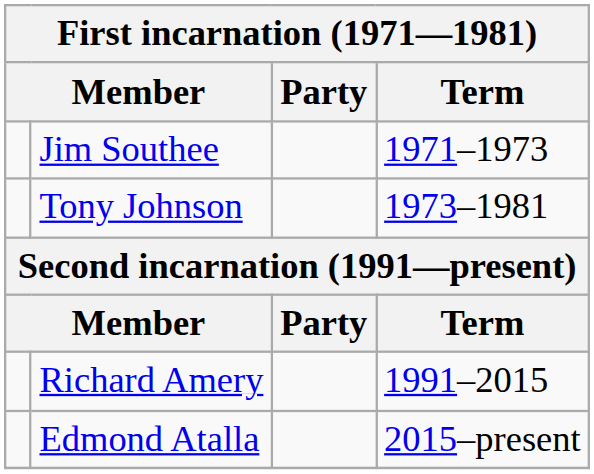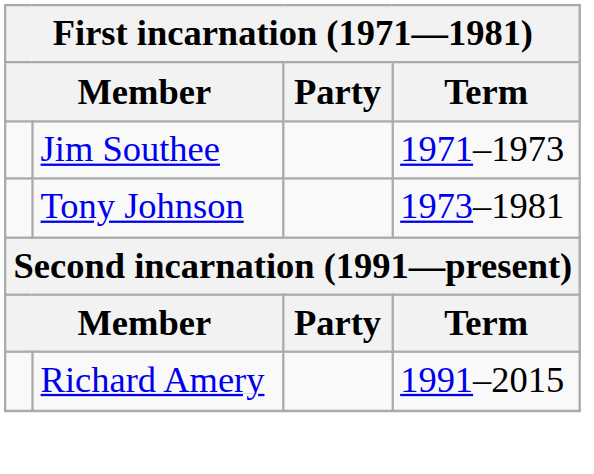- row: (149, 438)
